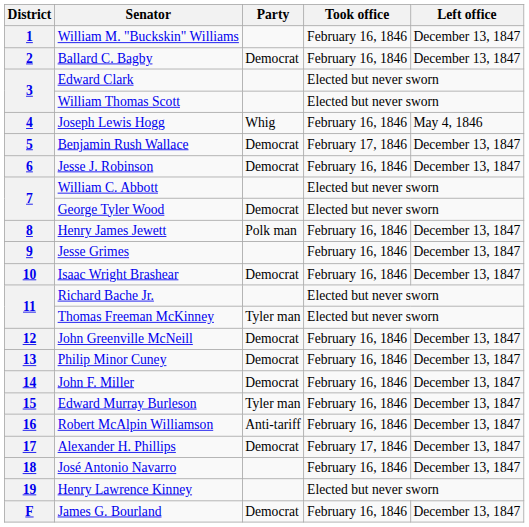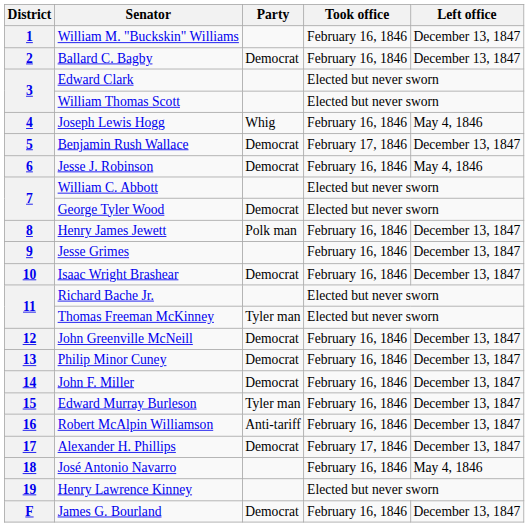(467, 166) December 13, 1847 -> (448, 166) May 4, 1846
(467, 468) December 13, 1847 -> (448, 468) May 4, 1846
